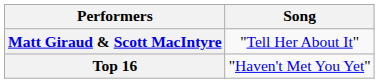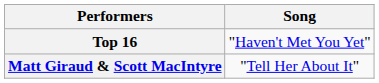rows swapped: (115, 66) <-> (115, 41)
